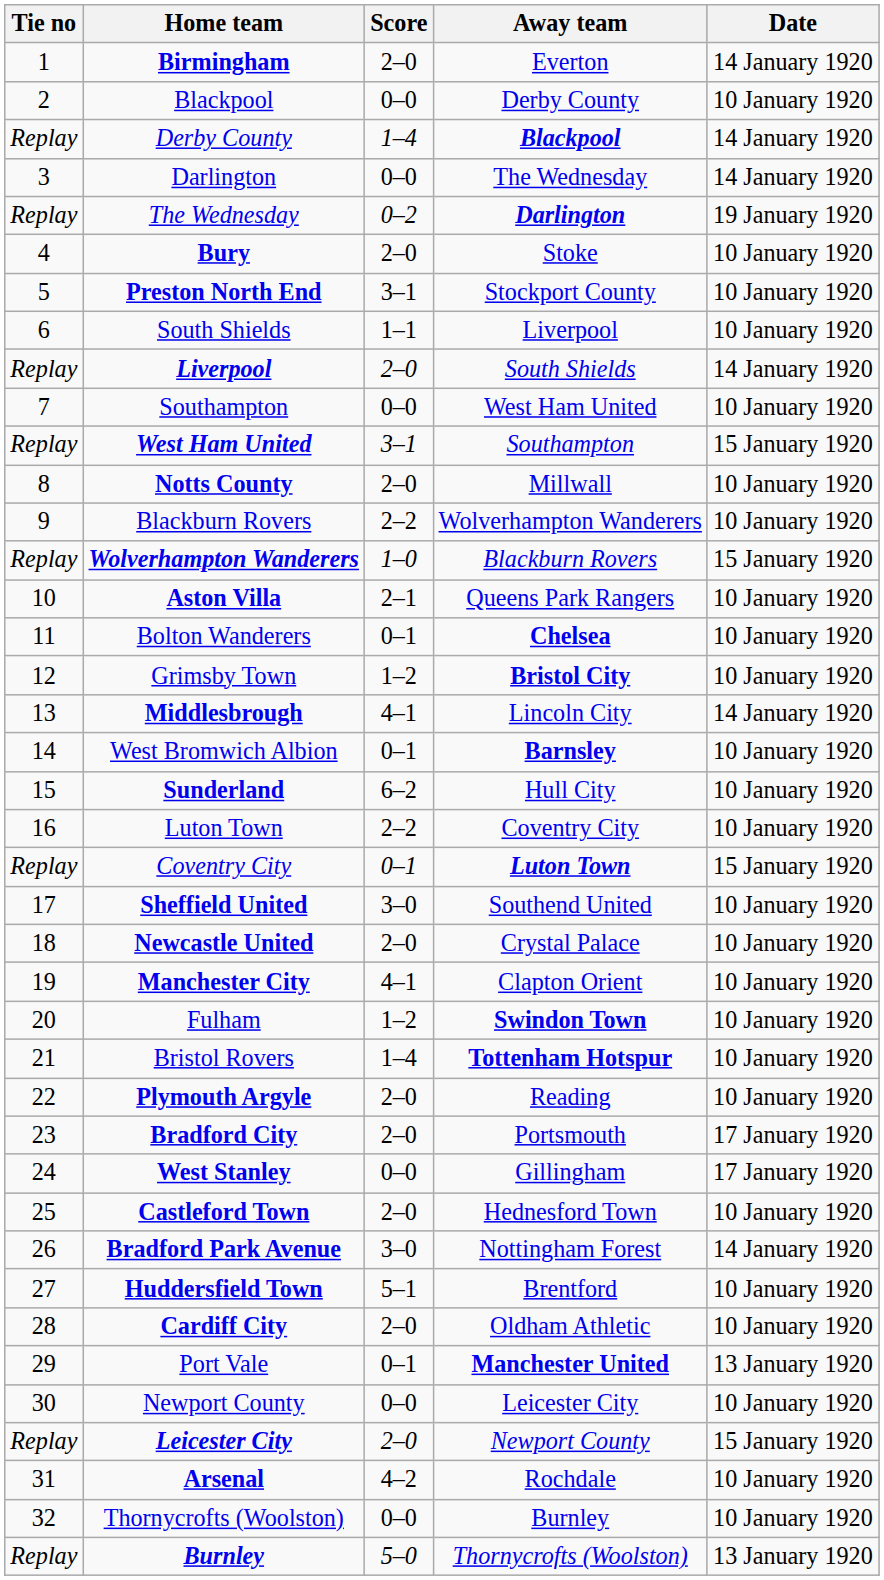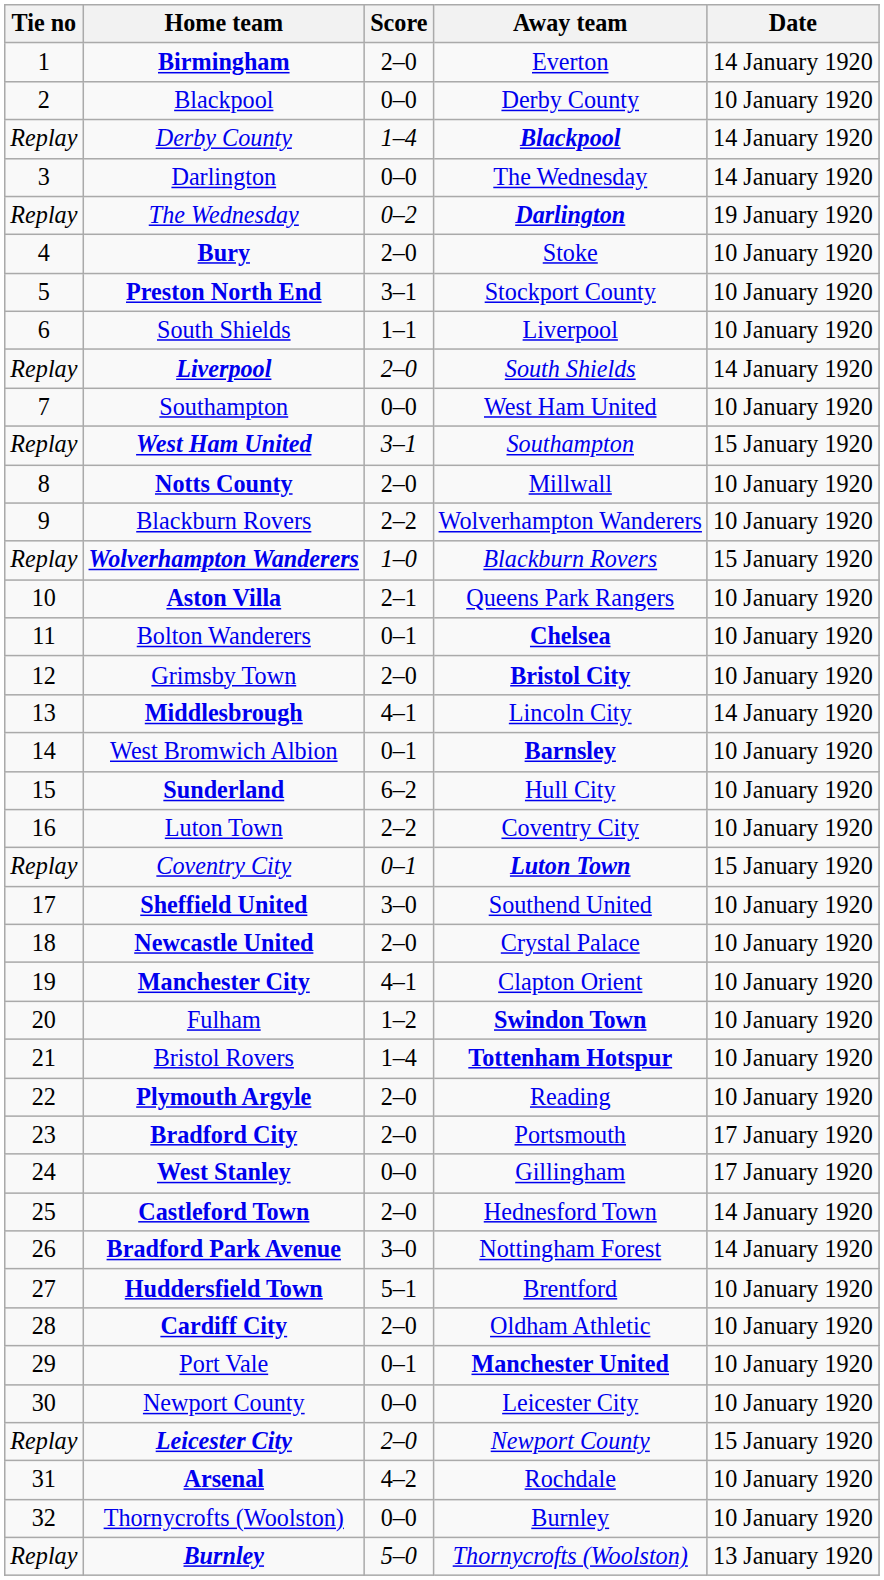(399, 675) 1–2 -> (399, 675) 2–0
(793, 1211) 10 January 1920 -> (793, 1211) 14 January 1920
(793, 1364) 13 January 1920 -> (793, 1364) 10 January 1920
